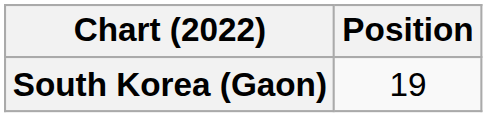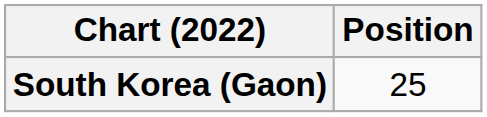(408, 83) 19 -> (408, 83) 25
